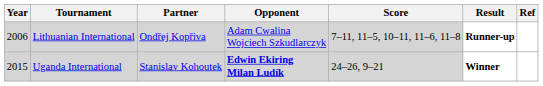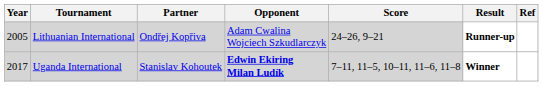(17, 37) 2006 -> (17, 37) 2005
(396, 37) 7–11, 11–5, 10–11, 11–6, 11–8 -> (357, 37) 24–26, 9–21
(17, 66) 2015 -> (17, 66) 2017
(357, 66) 24–26, 9–21 -> (396, 66) 7–11, 11–5, 10–11, 11–6, 11–8
